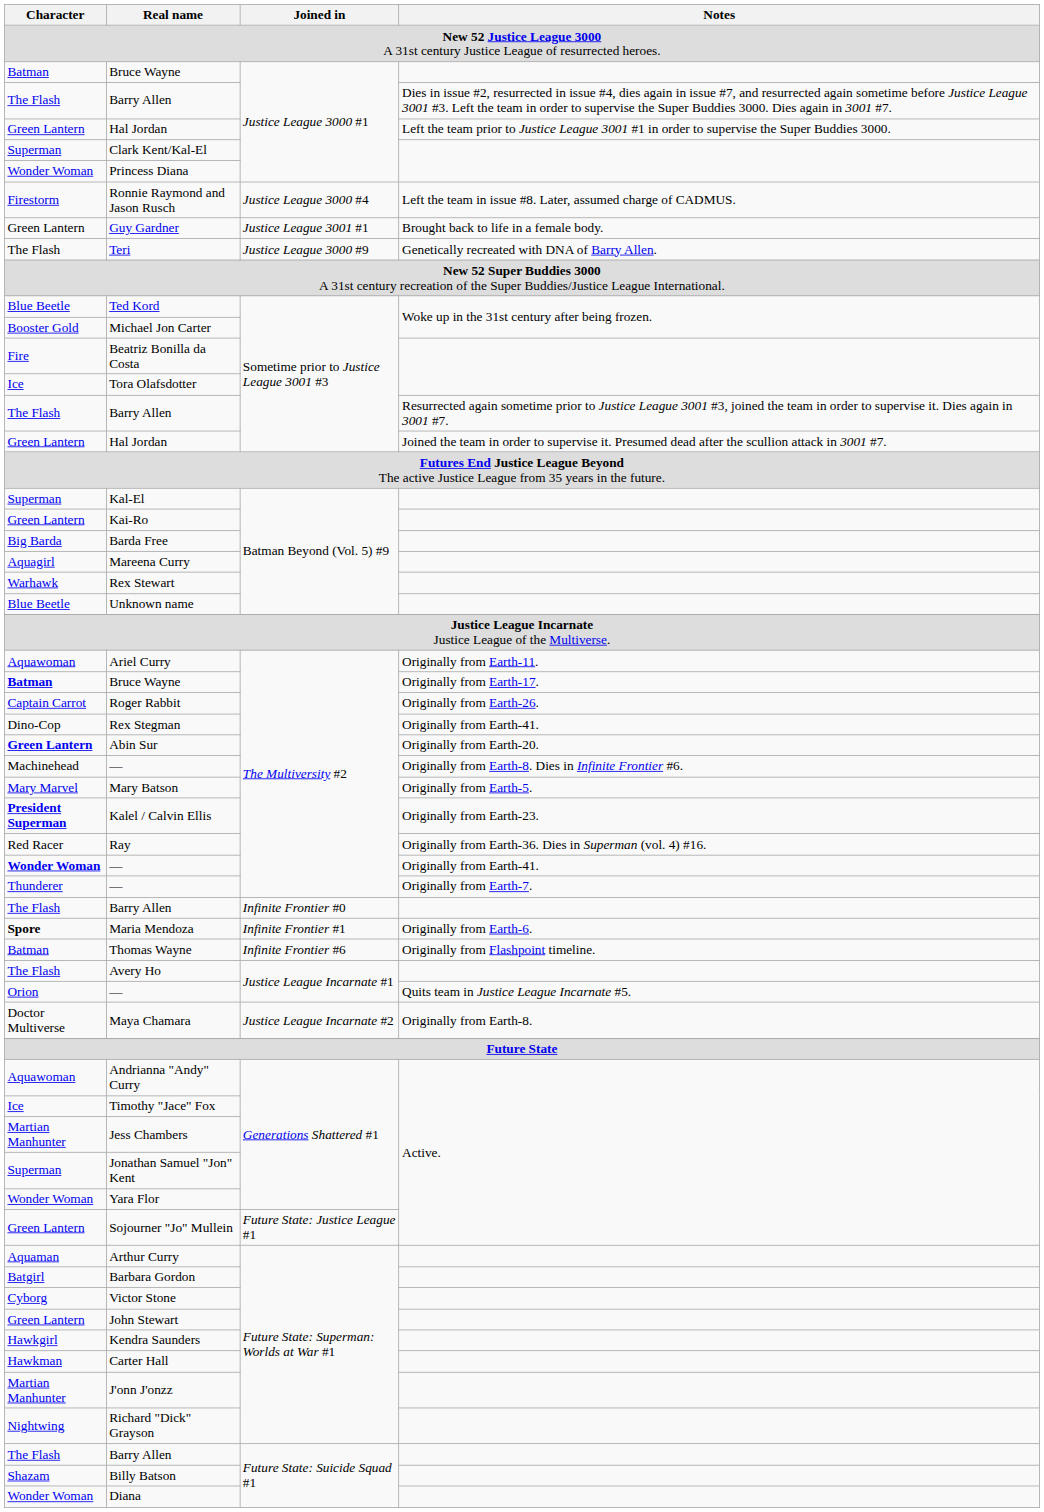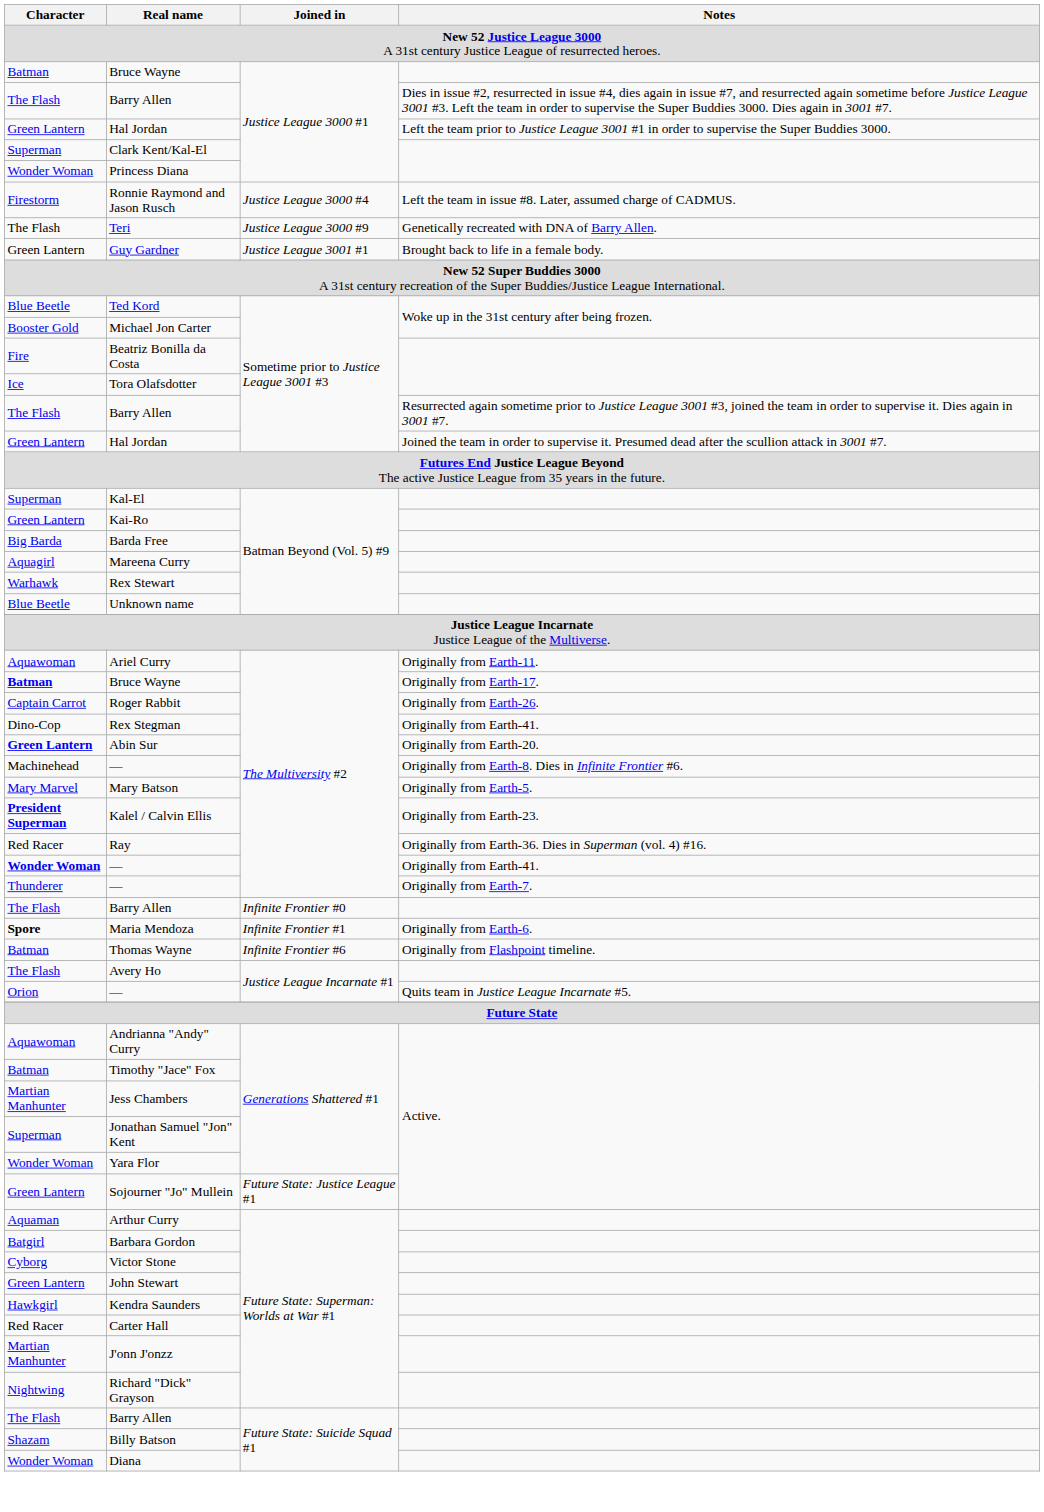rows swapped: (120, 249) <-> (144, 228)
- row: (150, 1020)
(16, 1106) Ice -> (28, 1070) Batman
(35, 1361) Hawkman -> (35, 1325) Red Racer
